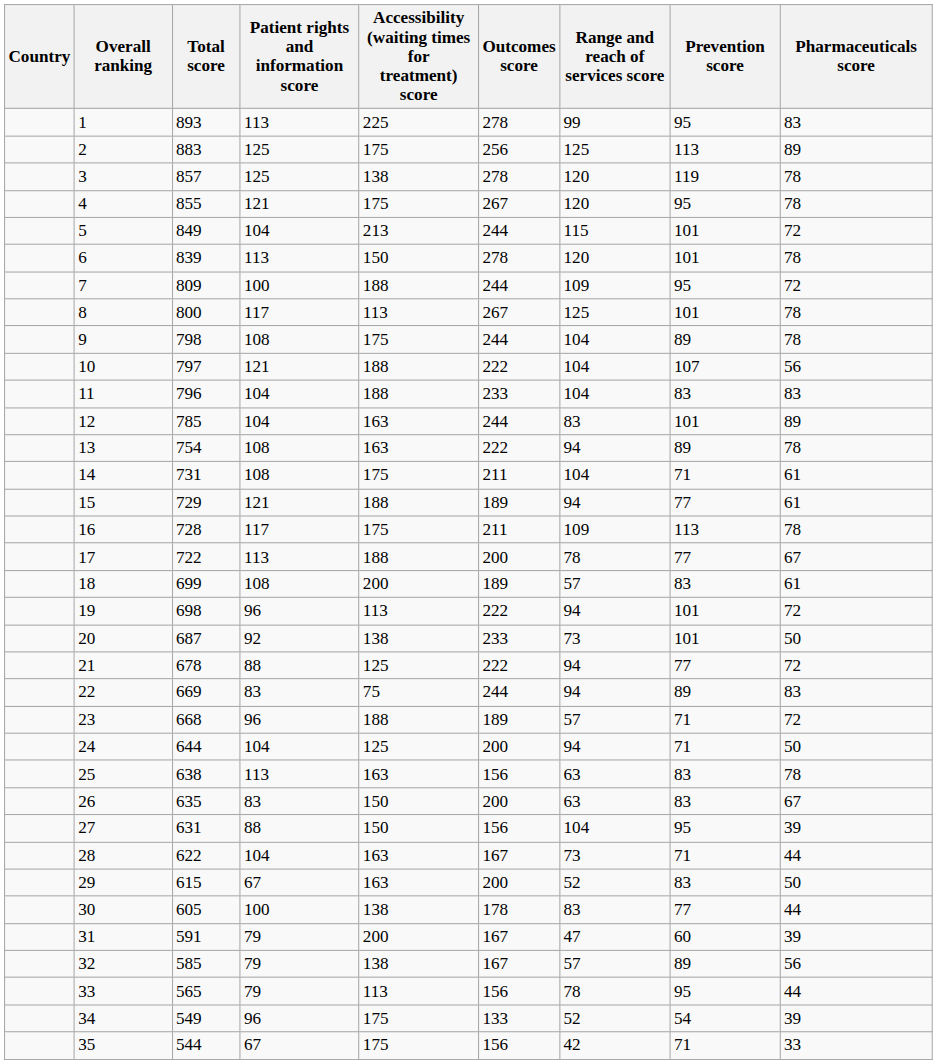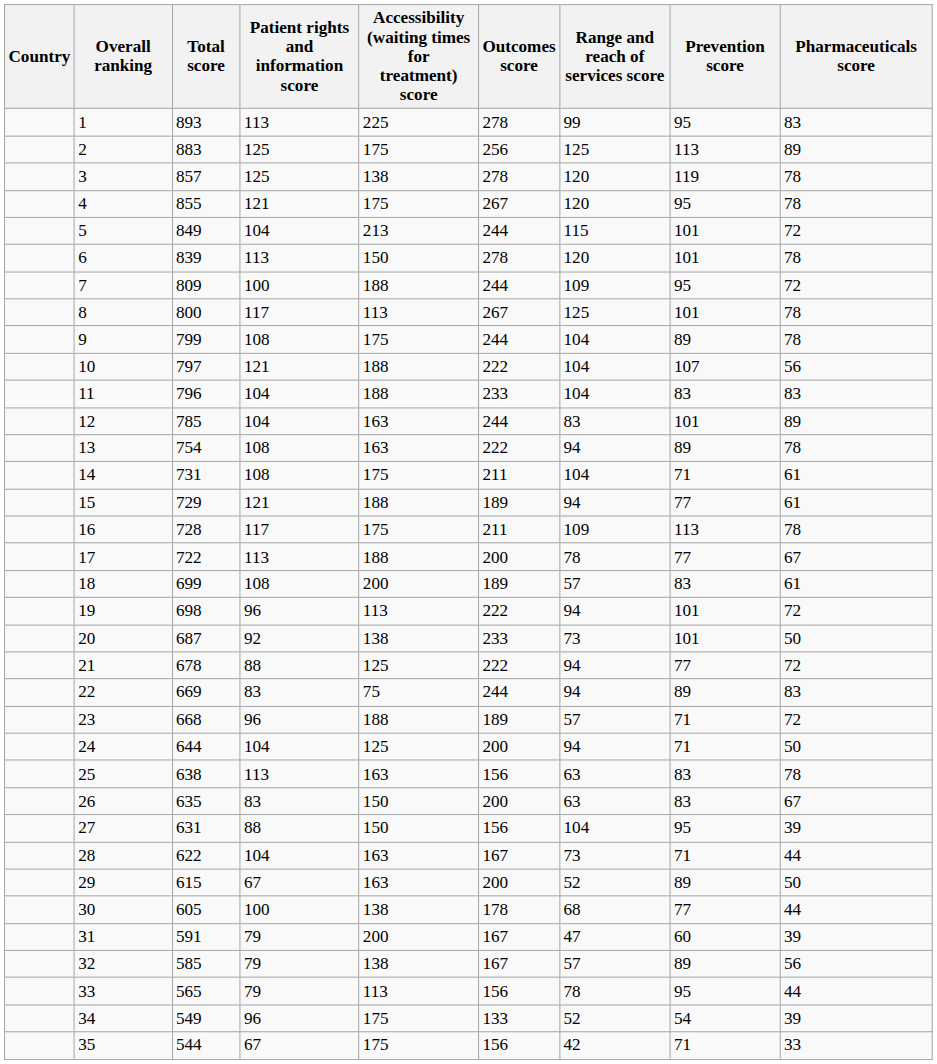(189, 339) 798 -> (189, 339) 799
(683, 882) 83 -> (683, 882) 89
(572, 909) 83 -> (572, 909) 68
